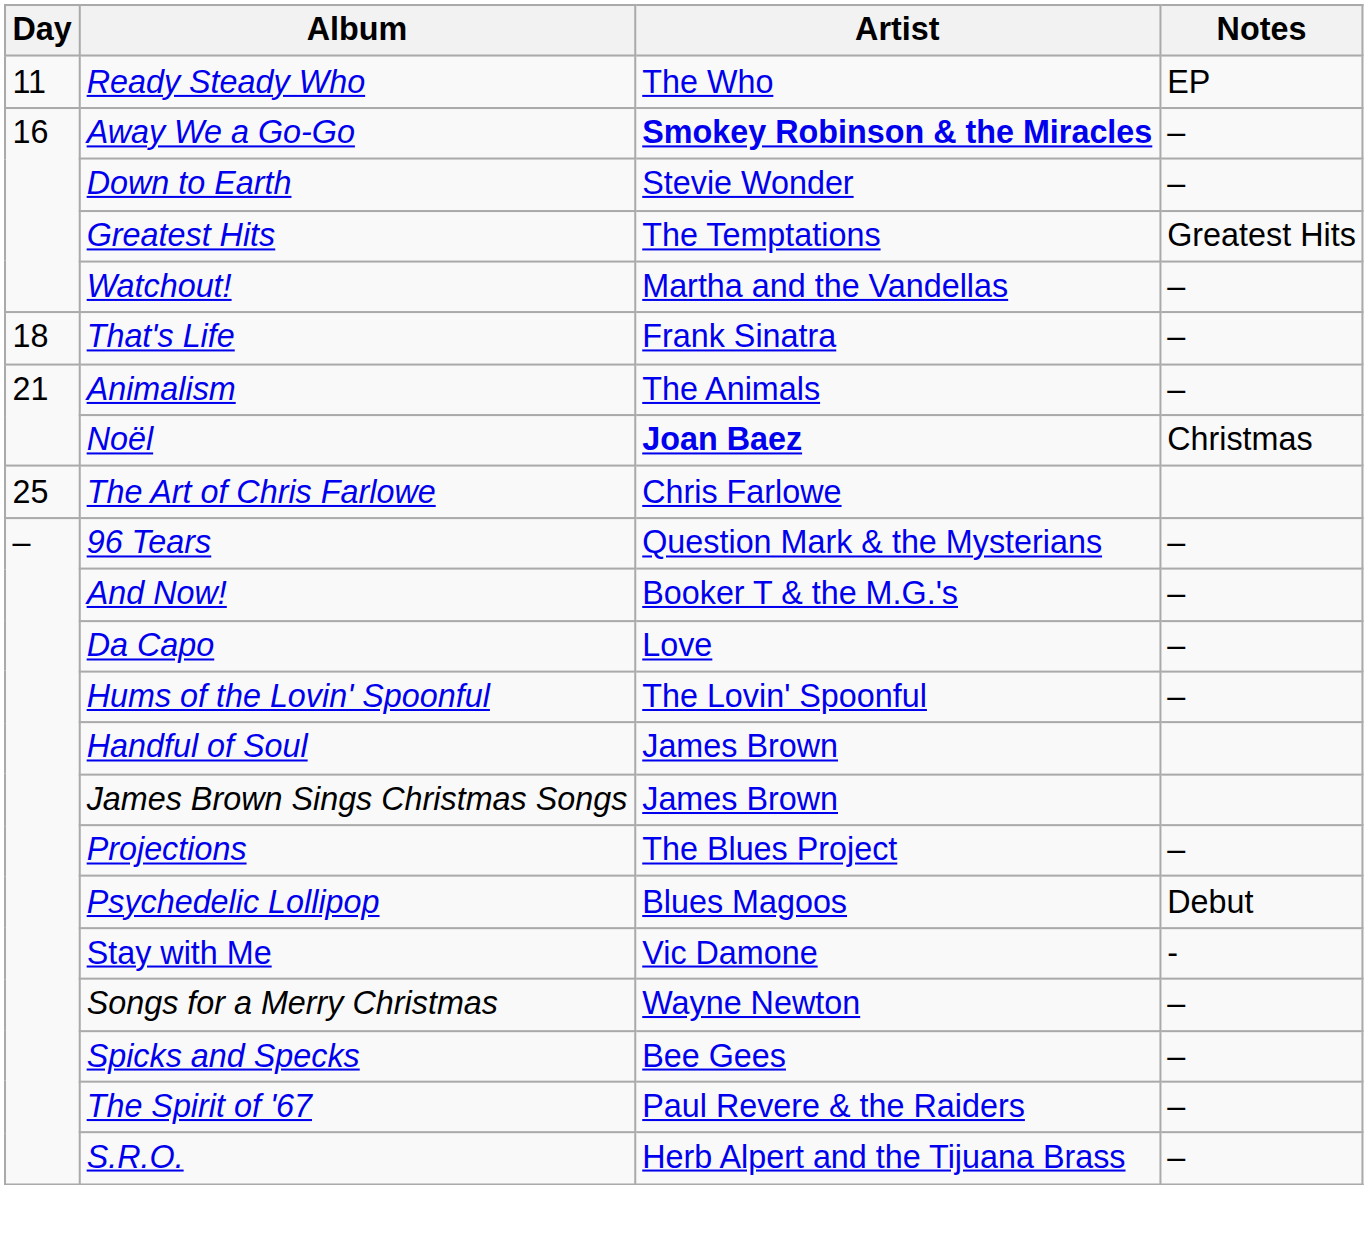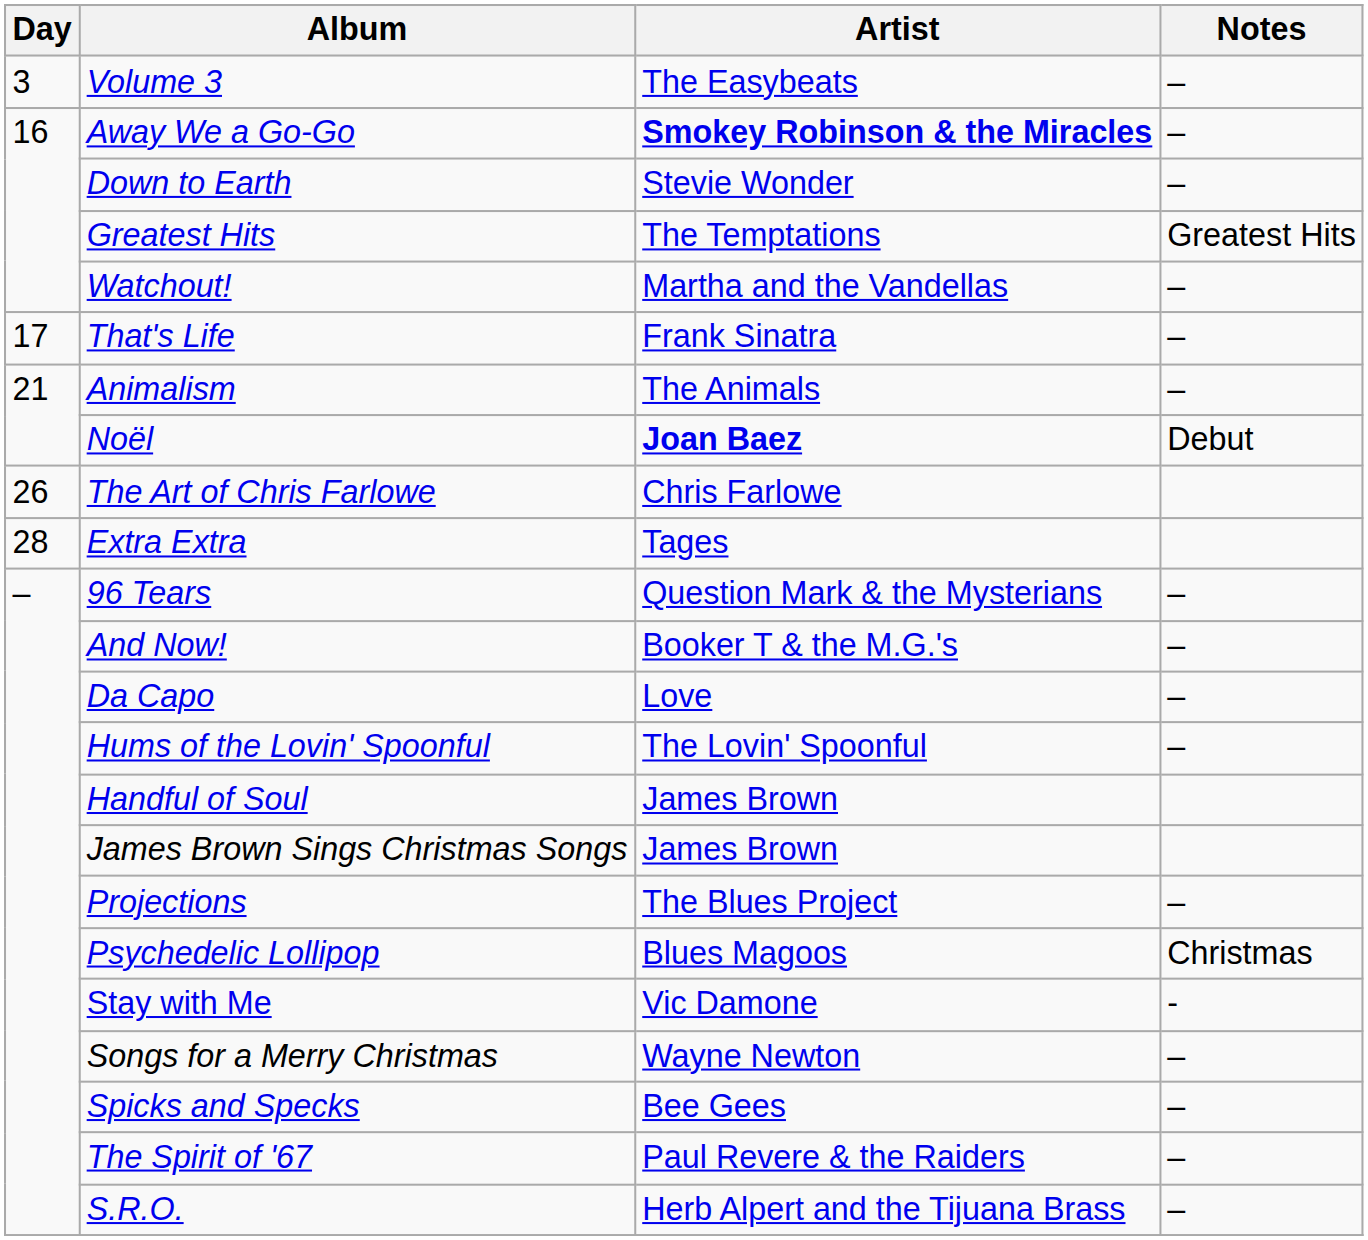+ row: (154, 81)
- row: (226, 81)
(30, 337) 18 -> (30, 337) 17
(1240, 440) Christmas -> (1210, 440) Debut
(30, 491) 25 -> (30, 491) 26
+ row: (167, 542)
(1210, 901) Debut -> (1240, 952) Christmas
